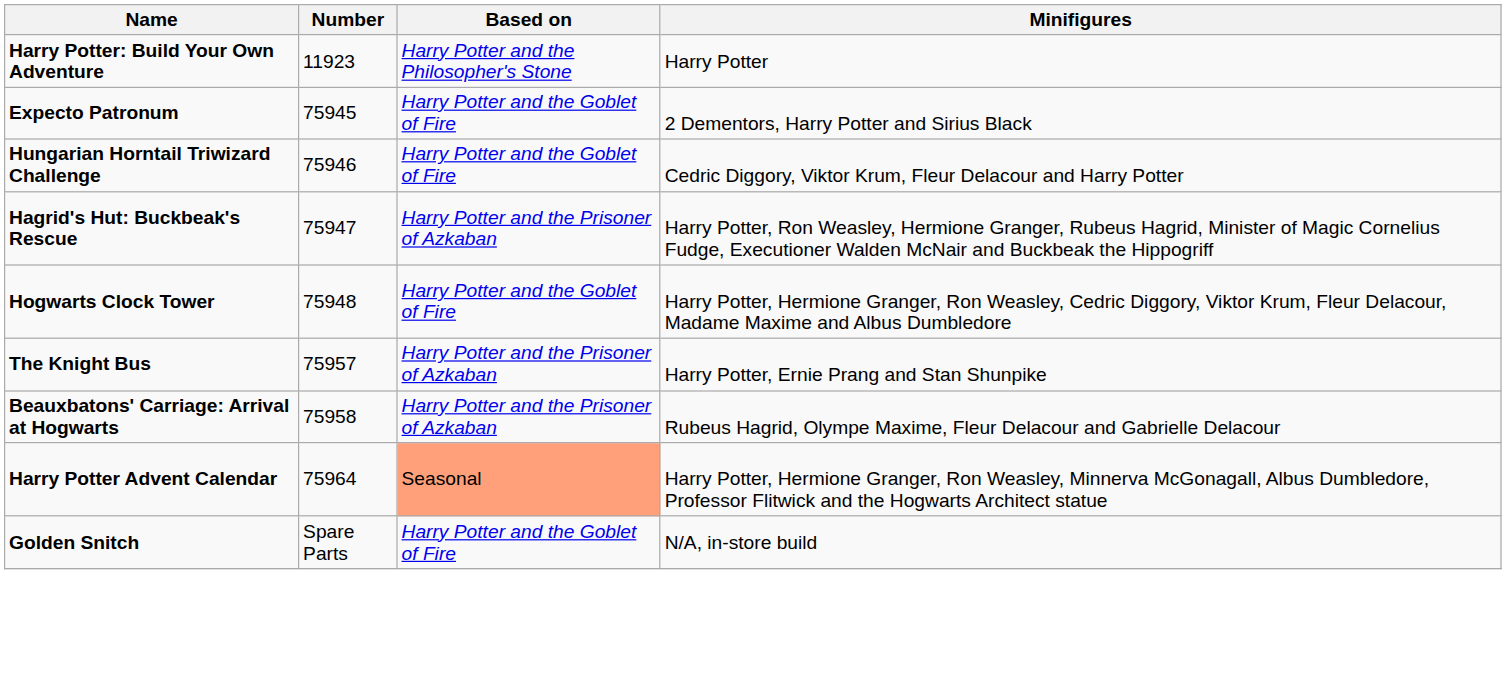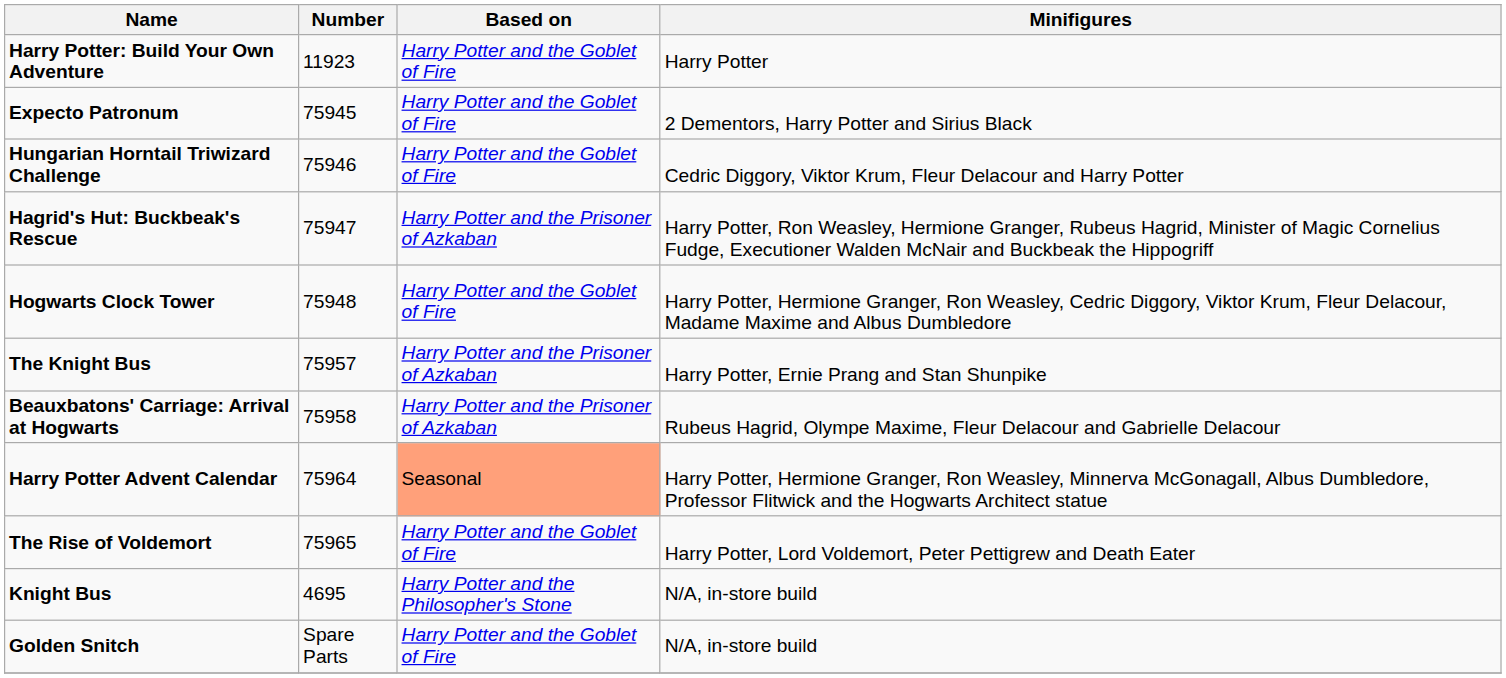(488, 60) Harry Potter and the Philosopher's Stone -> (519, 60) Harry Potter and the Goblet of Fire
+ row: (110, 542)
+ row: (60, 594)
